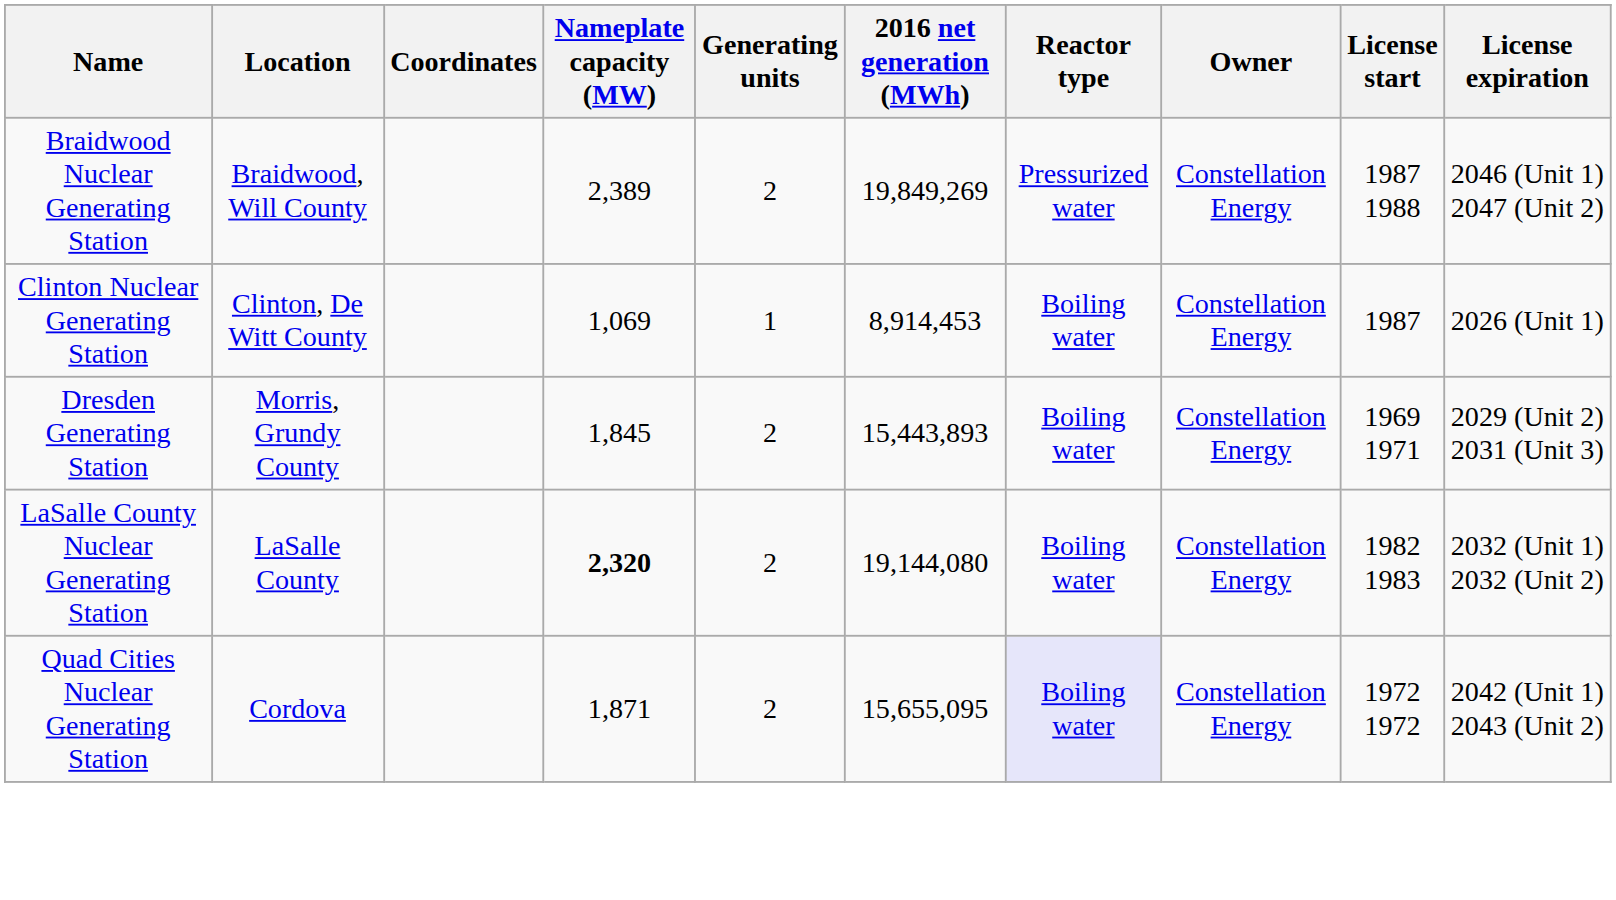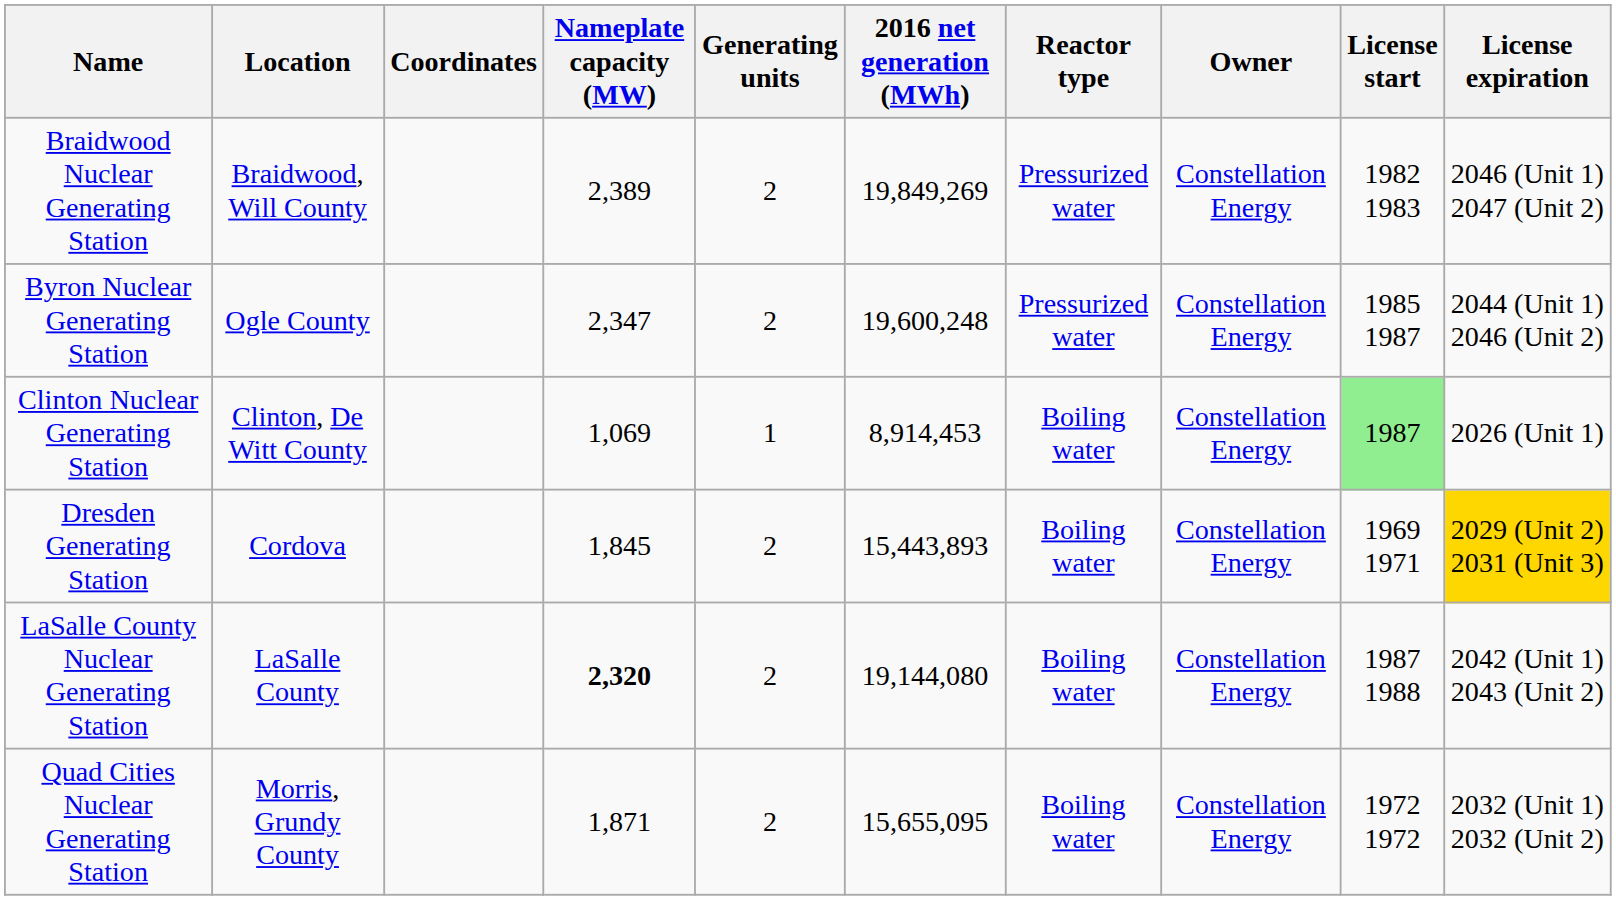(1392, 190) 1987 1988 -> (1392, 190) 1982 1983
+ row: (108, 320)
(1392, 320) no background -> (1392, 433) lightgreen background
(298, 433) Morris, Grundy County -> (298, 546) Cordova
(1527, 433) no background -> (1527, 546) gold background
(1392, 562) 1982 1983 -> (1392, 675) 1987 1988
(1527, 562) 2032 (Unit 1) 2032 (Unit 2) -> (1527, 675) 2042 (Unit 1) 2043 (Unit 2)
(298, 709) Cordova -> (298, 822) Morris, Grundy County
(1083, 709) lavender background -> (1083, 822) no background
(1527, 709) 2042 (Unit 1) 2043 (Unit 2) -> (1527, 822) 2032 (Unit 1) 2032 (Unit 2)
